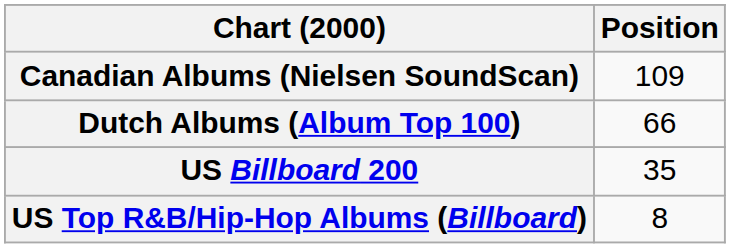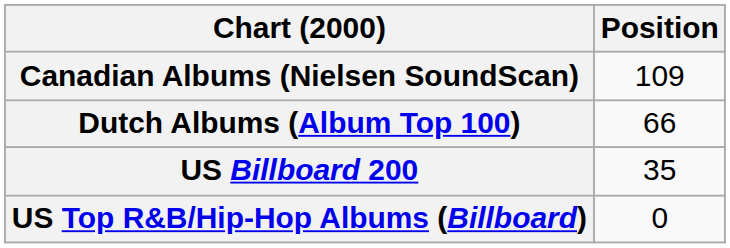(660, 218) 8 -> (660, 218) 0
